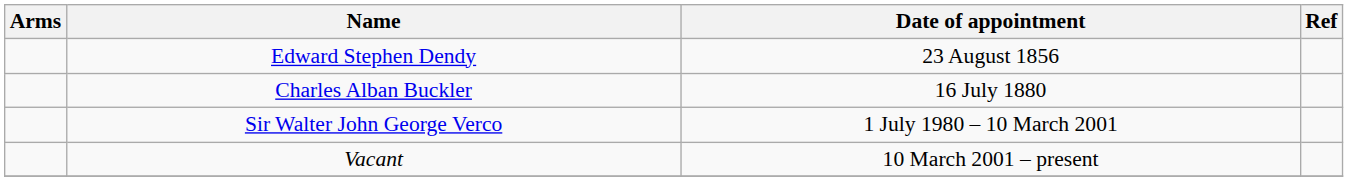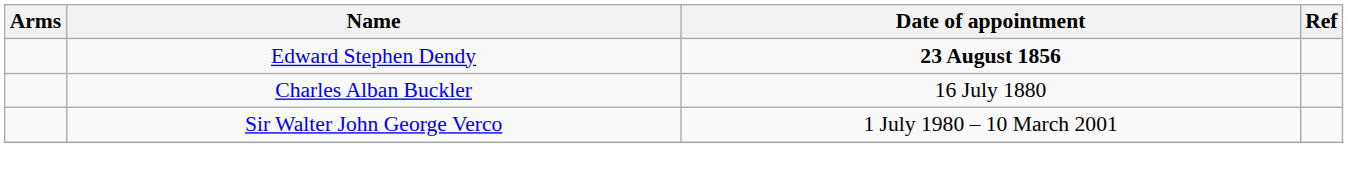(991, 55) normal -> (991, 55) bold
- row: (374, 158)
